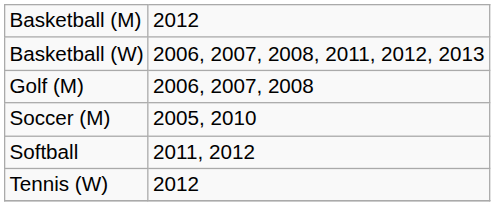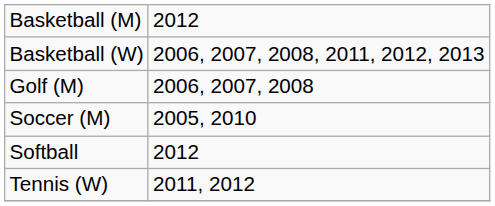(204, 151) 2011, 2012 -> (176, 151) 2012
(176, 184) 2012 -> (204, 184) 2011, 2012
